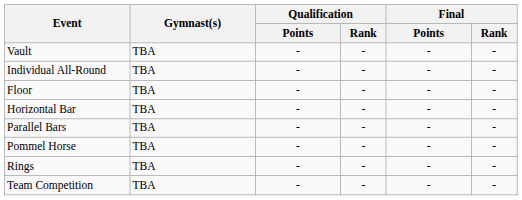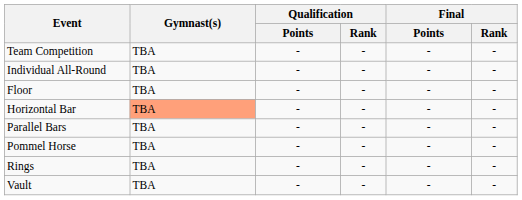rows swapped: (50, 185) <-> (19, 52)
(144, 109) no background -> (144, 109) lightsalmon background
